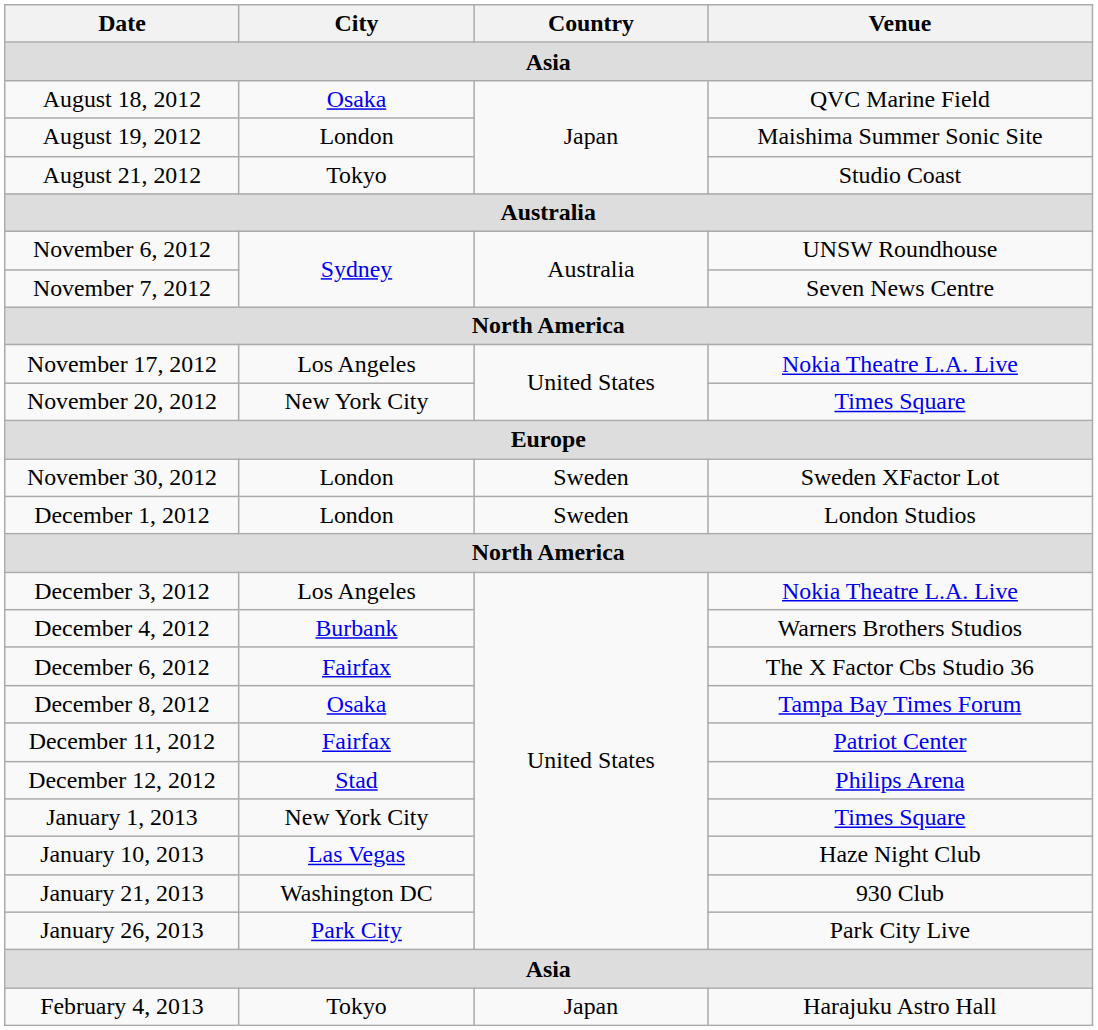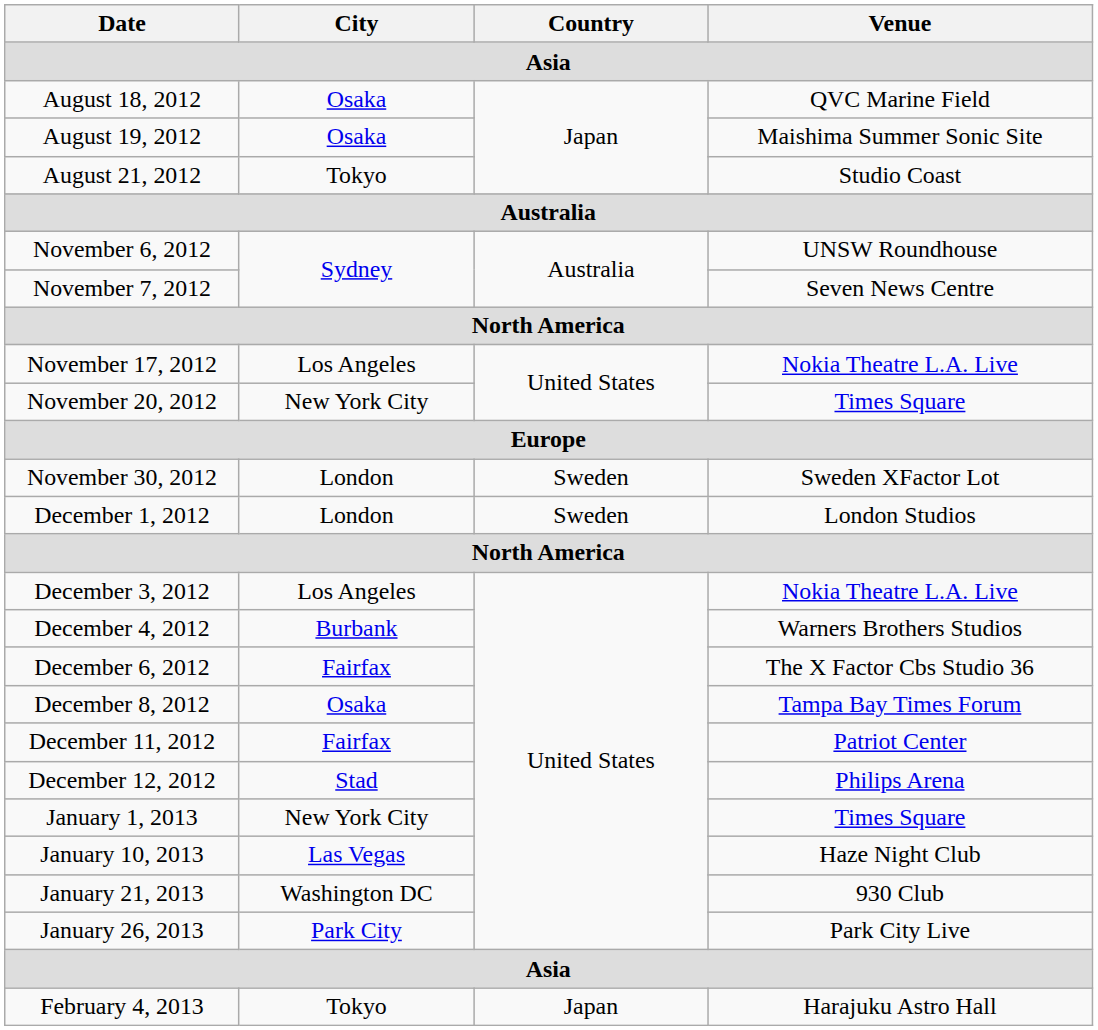(356, 136) London -> (356, 136) Osaka
